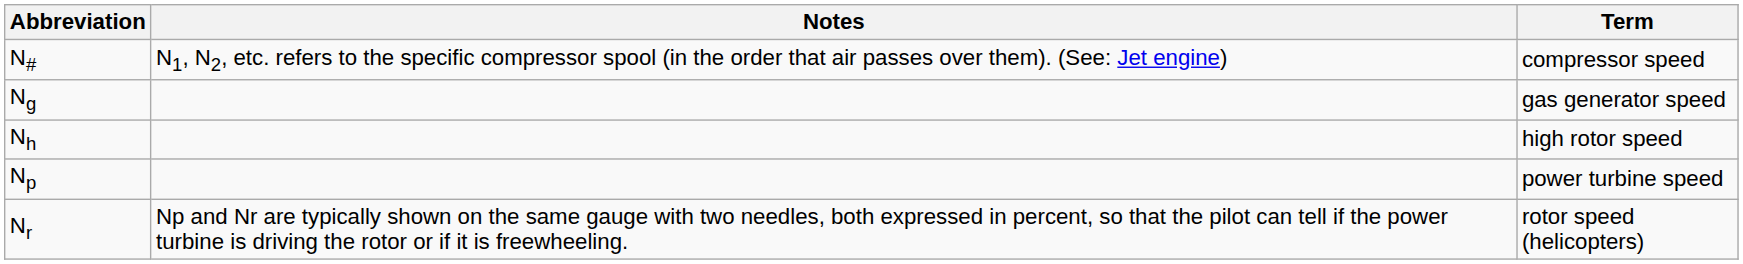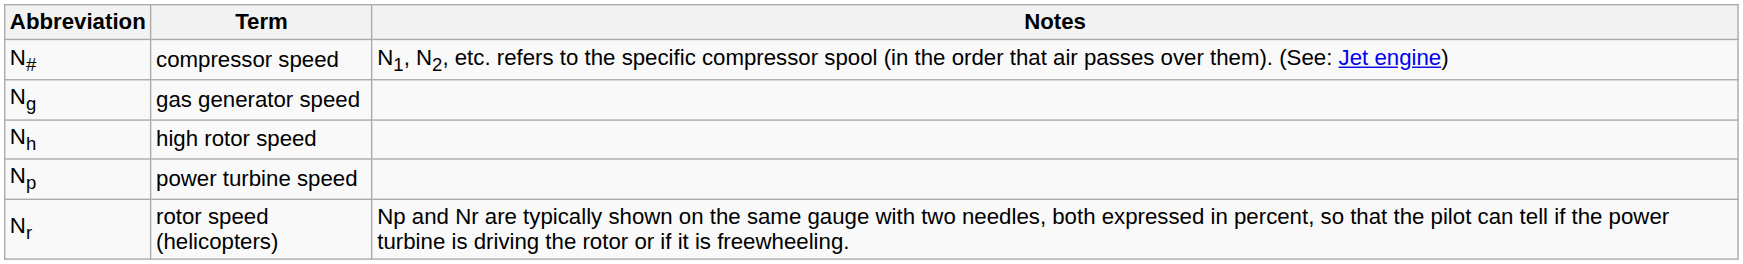columns swapped: (1627, 22) <-> (834, 22)
